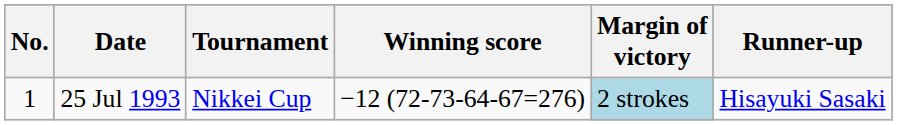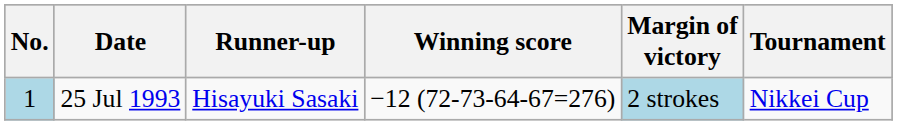columns swapped: (260, 41) <-> (803, 41)
(30, 98) no background -> (30, 98) lightblue background
